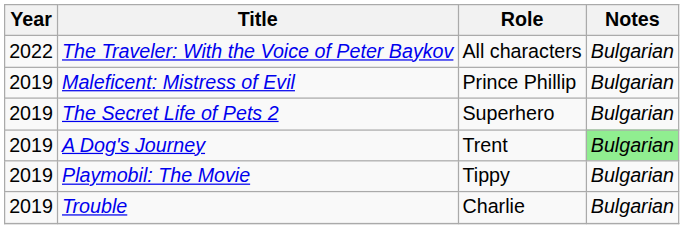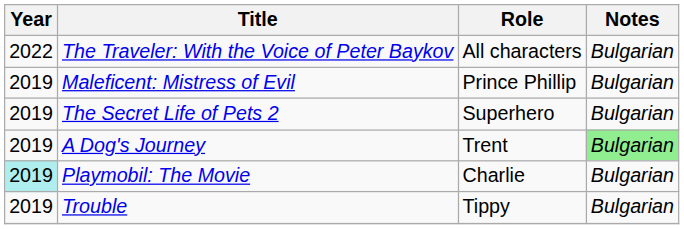(31, 176) no background -> (31, 176) paleturquoise background
(486, 176) Tippy -> (494, 176) Charlie
(494, 207) Charlie -> (486, 207) Tippy
